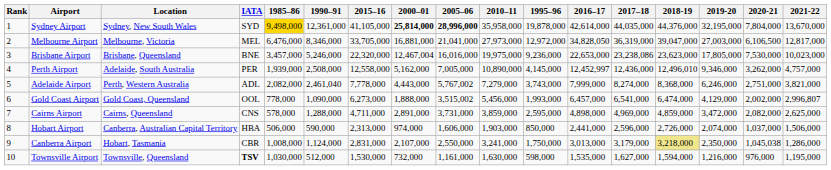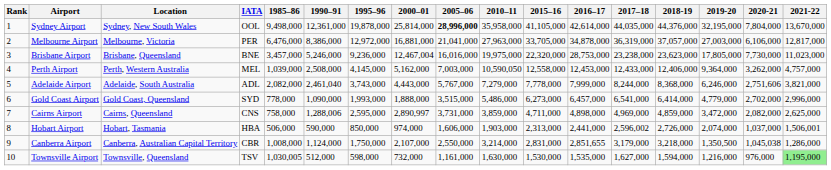columns swapped: (546, 11) <-> (370, 11)
(250, 25) SYD -> (251, 25) OOL
(284, 25) gold background -> (284, 25) no background
(414, 25) bold -> (414, 25) normal
(251, 40) MEL -> (250, 40) PER
(324, 40) 8,346,000 -> (324, 40) 8,386,000
(502, 40) 27,973,000 -> (502, 40) 27,963,000
(590, 40) 34,828,050 -> (590, 40) 34,878,000
(677, 40) 39,047,000 -> (677, 40) 37,057,000
(763, 40) 6,106,500 -> (763, 40) 6,106,000
(590, 55) 22,653,000 -> (590, 55) 28,753,000
(634, 55) 23,238,086 -> (634, 55) 23,238,000
(763, 55) 7,530,000 -> (763, 55) 7,730,000
(805, 55) 10,023,000 -> (805, 55) 11,023,000
(149, 69) Adelaide, South Australia -> (146, 69) Perth, Western Australia
(250, 69) PER -> (251, 69) MEL
(284, 69) 1,939,000 -> (284, 69) 1,039,000
(456, 69) 7,005,000 -> (456, 69) 7,003,000
(502, 69) 10,890,000 -> (502, 69) 10,590,050
(590, 69) 12,452,997 -> (590, 69) 12,453,000
(634, 69) 12,436,000 -> (634, 69) 12,433,000
(677, 69) 12,496,010 -> (677, 69) 12,406,000
(719, 69) 9,346,000 -> (719, 69) 9,364,000
(146, 84) Perth, Western Australia -> (149, 84) Adelaide, South Australia
(456, 84) 5,767,002 -> (456, 84) 5,767,000
(631, 84) 8,274,000 -> (631, 84) 8,244,000
(763, 84) 2,751,000 -> (763, 84) 2,751,606
(251, 98) OOL -> (250, 98) SYD
(456, 98) 3,515,002 -> (456, 98) 3,515,000
(499, 98) 5,456,000 -> (499, 98) 5,486,000
(675, 98) 6,474,000 -> (675, 98) 6,414,000
(719, 98) 4,129,000 -> (719, 98) 4,779,000
(763, 98) 2,002,000 -> (763, 98) 2,702,000
(803, 98) 2,996,807 -> (803, 98) 2,996,000
(281, 113) 578,000 -> (281, 113) 758,000
(324, 113) 1,288,000 -> (324, 113) 1,288,006
(412, 113) 2,891,000 -> (412, 113) 2,890,997
(170, 128) Canberra, Australian Capital Territory -> (134, 128) Hobart, Tasmania
(631, 128) 2,596,000 -> (631, 128) 2,596,002
(803, 128) 1,506,000 -> (803, 128) 1,506,001
(134, 142) Hobart, Tasmania -> (170, 142) Canberra, Australian Capital Territory
(499, 142) 3,241,000 -> (499, 142) 3,214,000
(587, 142) 3,013,000 -> (587, 142) 2,851,655
(675, 142) khaki background -> (675, 142) no background
(719, 142) 2,350,000 -> (719, 142) 1,350,500
(250, 157) bold -> (250, 157) normal
(284, 157) 1,030,000 -> (284, 157) 1,030,005
(803, 157) no background -> (803, 157) lightgreen background
